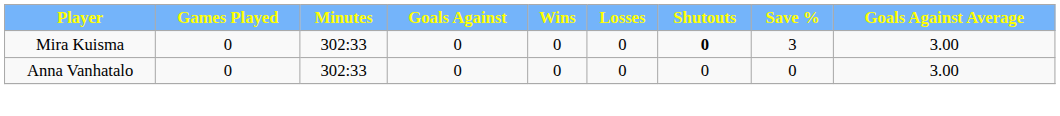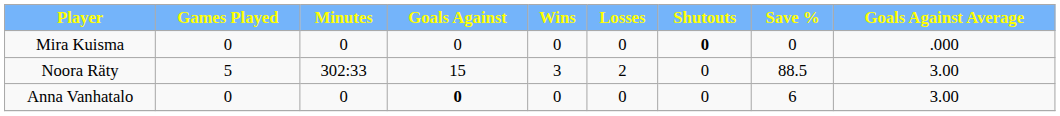(344, 44) 302:33 -> (344, 44) 0
(792, 44) 3 -> (792, 44) 0
(944, 44) 3.00 -> (944, 44) .000
+ row: (80, 70)
(344, 70) 302:33 -> (344, 96) 0
(458, 70) normal -> (458, 96) bold
(792, 70) 0 -> (792, 96) 6
